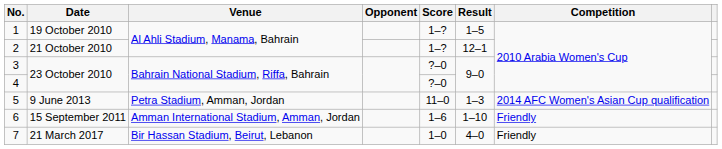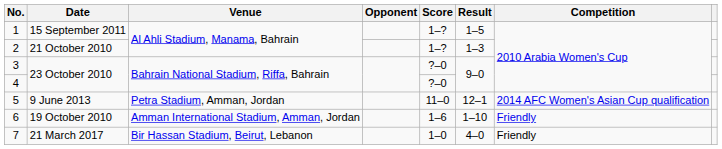(71, 30) 19 October 2010 -> (78, 30) 15 September 2011
(475, 48) 12–1 -> (475, 48) 1–3
(475, 100) 1–3 -> (475, 100) 12–1
(78, 118) 15 September 2011 -> (71, 118) 19 October 2010
